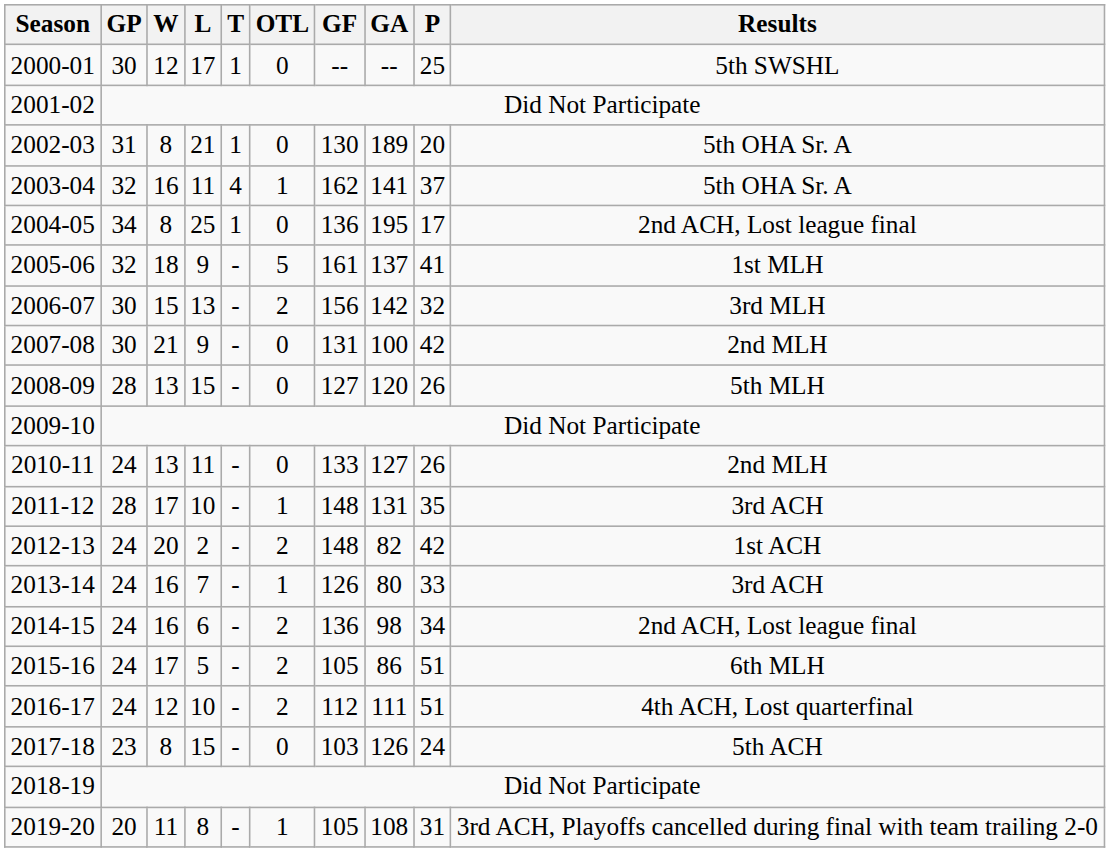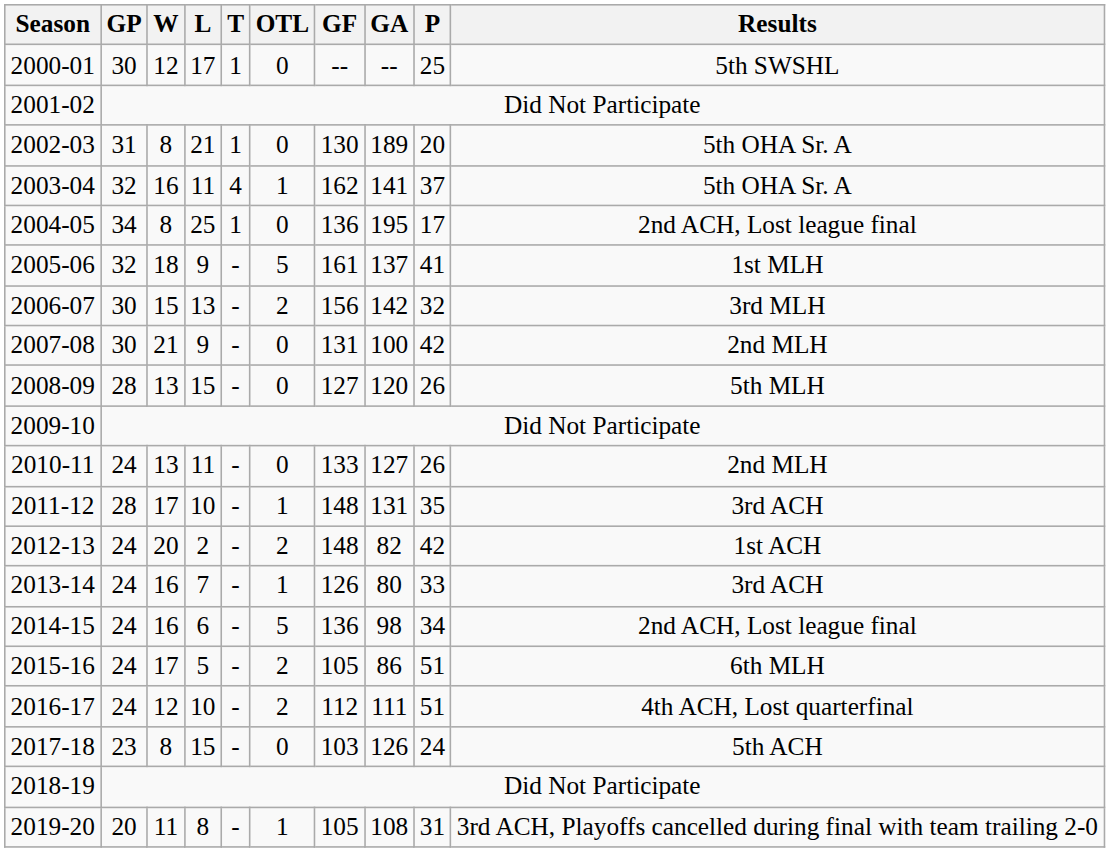(282, 625) 2 -> (282, 625) 5
